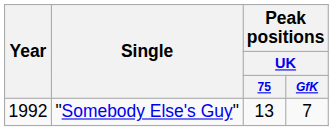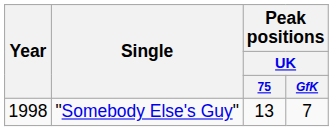(28, 112) 1992 -> (28, 112) 1998
